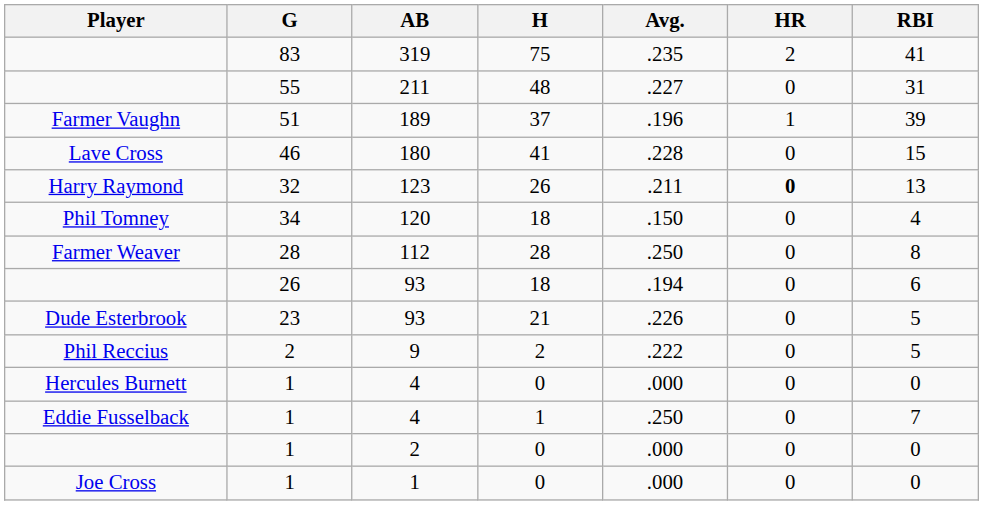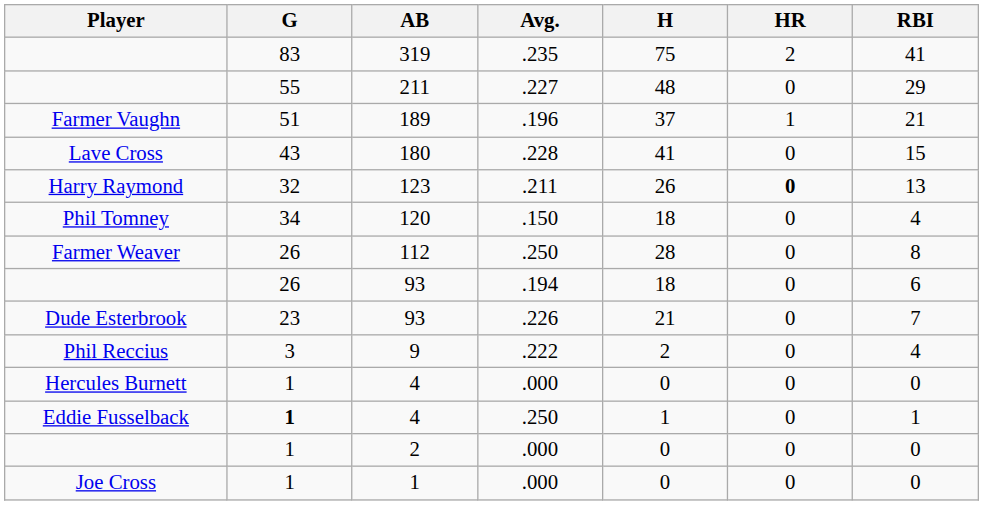columns swapped: (540, 20) <-> (665, 20)
(915, 86) 31 -> (915, 86) 29
(915, 119) 39 -> (915, 119) 21
(290, 152) 46 -> (290, 152) 43
(290, 251) 28 -> (290, 251) 26
(915, 317) 5 -> (915, 317) 7
(290, 350) 2 -> (290, 350) 3
(915, 350) 5 -> (915, 350) 4
(290, 416) normal -> (290, 416) bold
(915, 416) 7 -> (915, 416) 1
